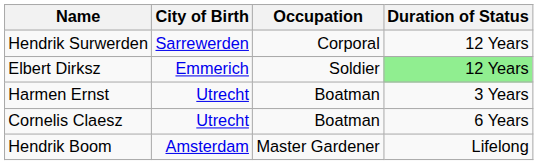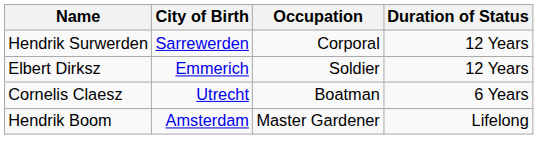(497, 69) lightgreen background -> (497, 69) no background
- row: (59, 95)
